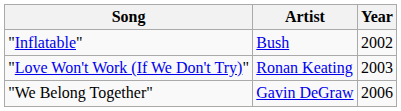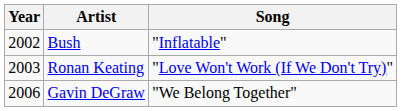columns swapped: (377, 17) <-> (129, 17)
